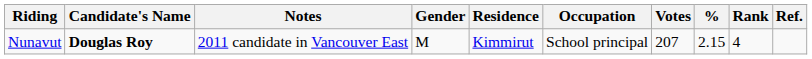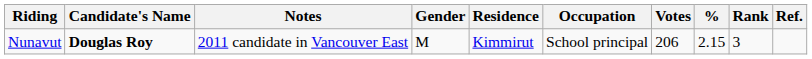(667, 41) 207 -> (667, 41) 206
(736, 41) 4 -> (736, 41) 3
